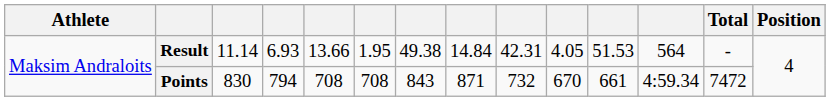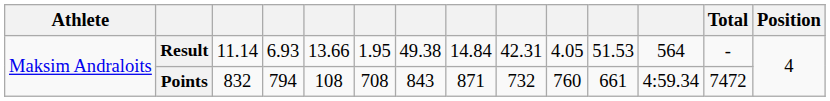(237, 81) 830 -> (237, 81) 832
(329, 81) 708 -> (329, 81) 108
(567, 81) 670 -> (567, 81) 760
